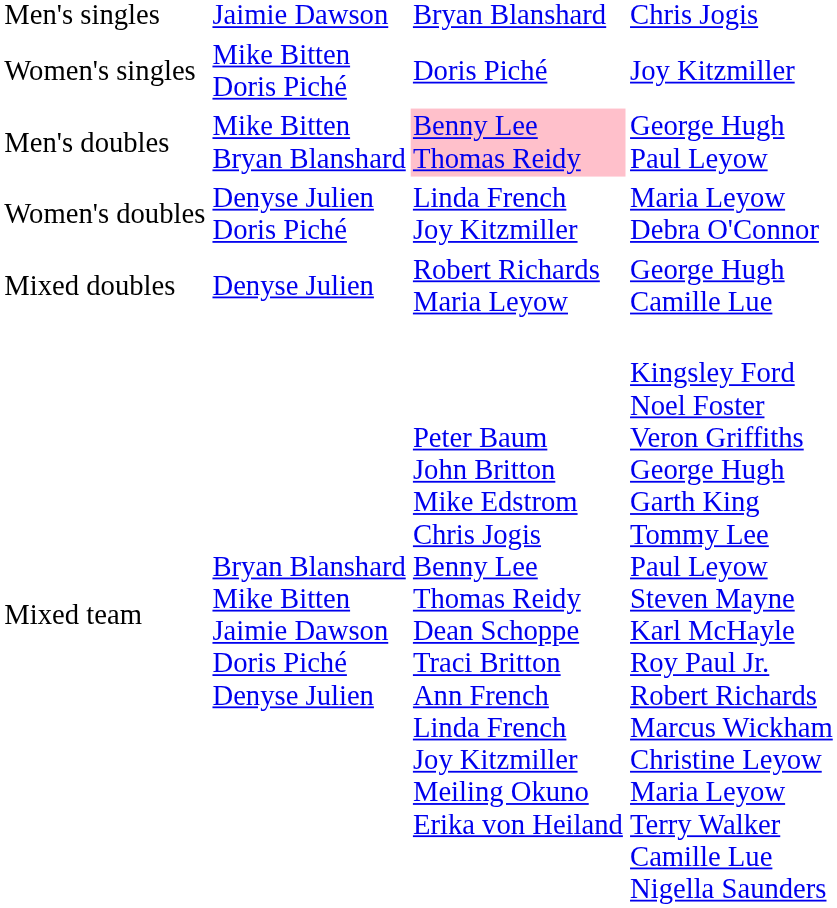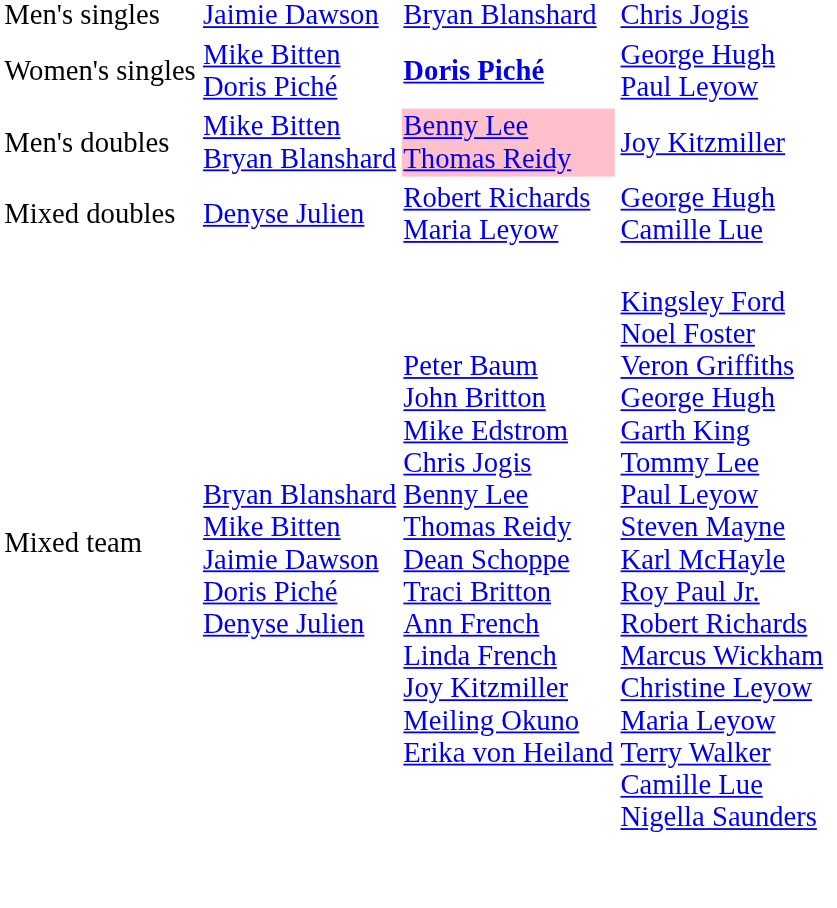(480, 70) normal -> (474, 70) bold
(712, 70) Joy Kitzmiller -> (698, 70) George Hugh Paul Leyow
(707, 142) George Hugh Paul Leyow -> (703, 142) Joy Kitzmiller
- row: (105, 213)
